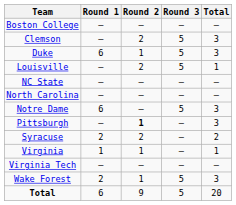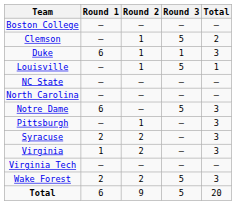(141, 39) 2 -> (141, 39) 1
(216, 39) 3 -> (216, 39) 2
(181, 53) 5 -> (181, 53) 1
(141, 67) 2 -> (141, 67) 1
(141, 123) bold -> (141, 123) normal
(216, 137) 2 -> (216, 137) 3
(141, 151) 1 -> (141, 151) 2
(216, 151) 1 -> (216, 151) 3
(141, 179) 1 -> (141, 179) 2
